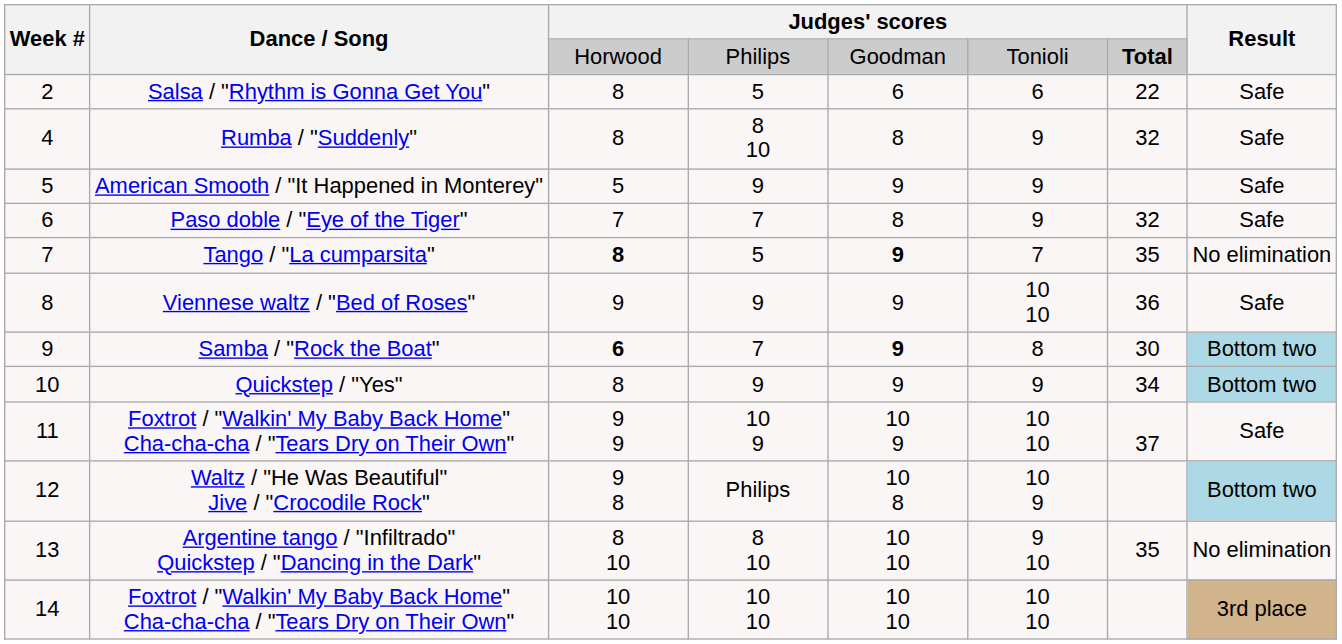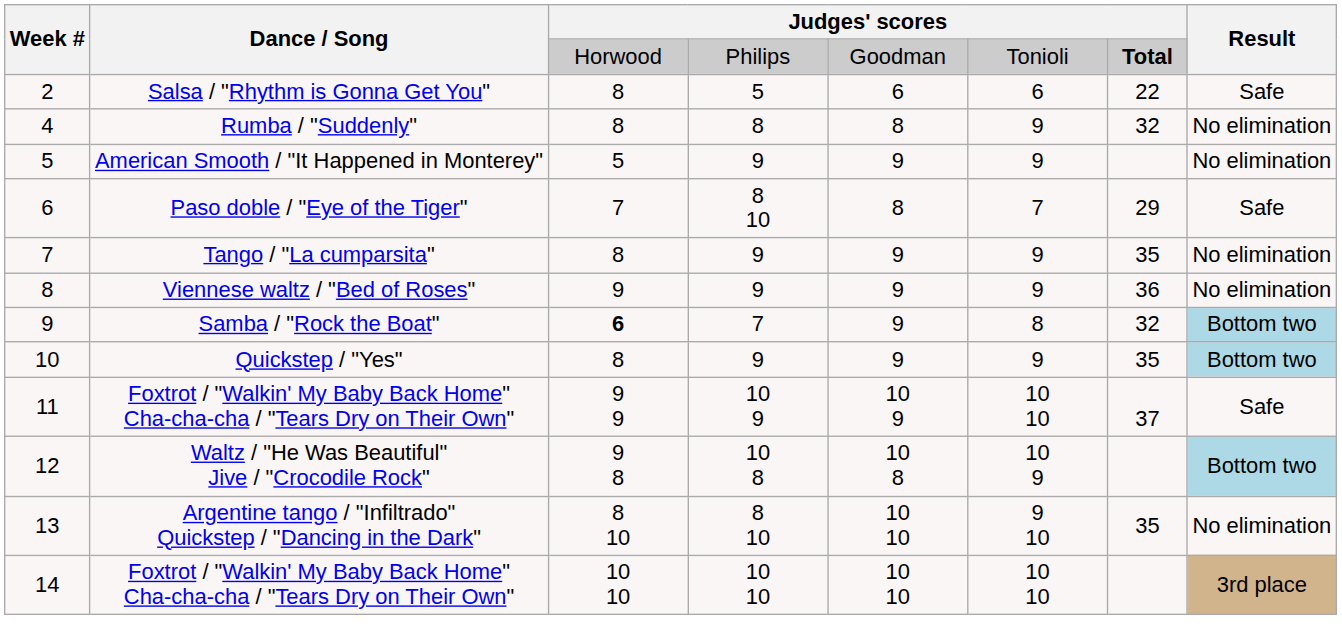(758, 138) 8 10 -> (758, 126) 8
(1262, 138) Safe -> (1262, 126) No elimination
(1262, 185) Safe -> (1262, 160) No elimination
(758, 220) 7 -> (758, 208) 8 10
(1038, 220) 9 -> (1038, 208) 7
(1147, 220) 32 -> (1147, 208) 29
(618, 255) bold -> (618, 255) normal
(758, 255) 5 -> (758, 255) 9
(898, 255) bold -> (898, 255) normal
(1038, 255) 7 -> (1038, 255) 9
(1038, 302) 10 10 -> (1038, 289) 9
(1262, 302) Safe -> (1262, 289) No elimination
(898, 349) bold -> (898, 324) normal
(1147, 349) 30 -> (1147, 324) 32
(1147, 384) 34 -> (1147, 359) 35
(758, 490) Philips -> (758, 465) 10 8
